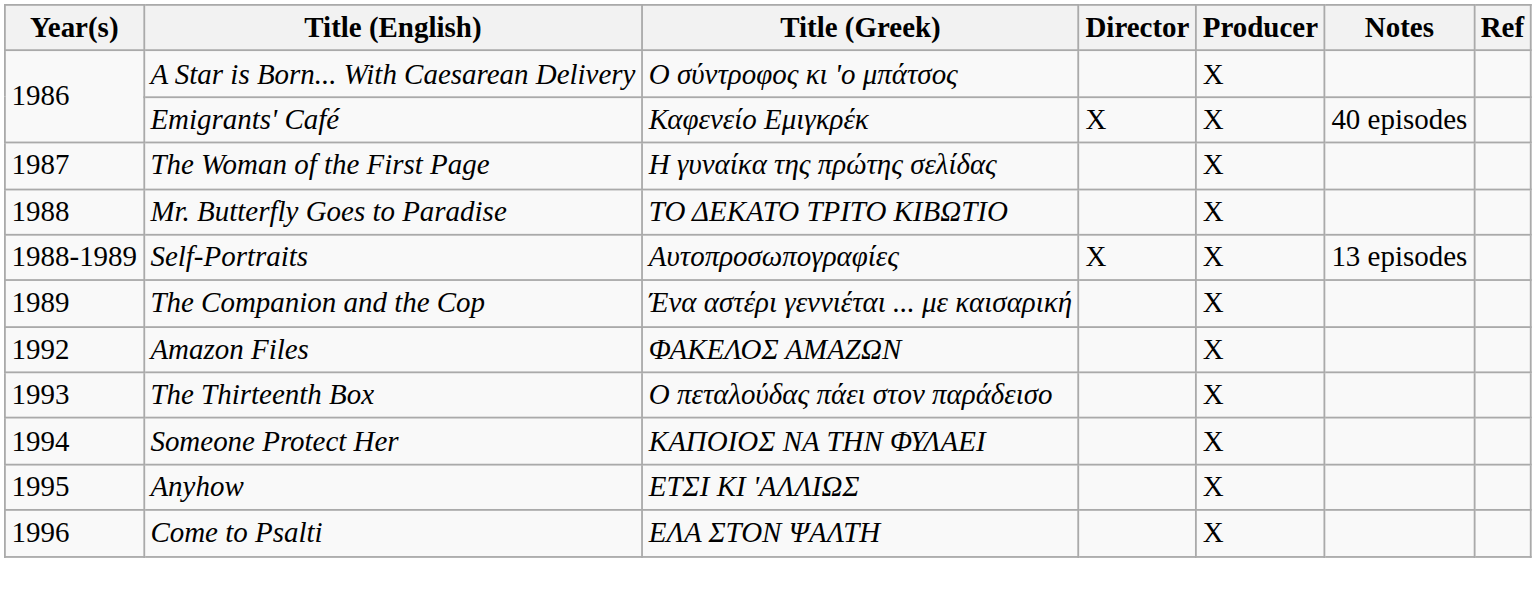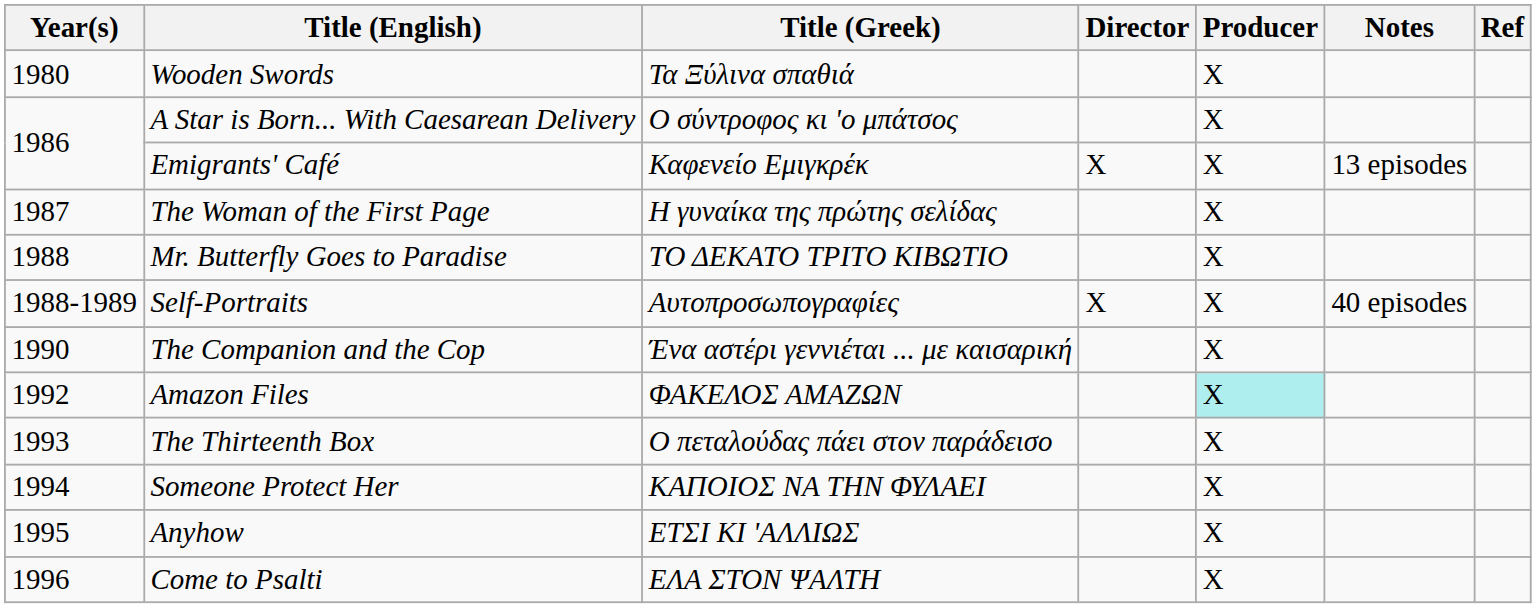+ row: (242, 73)
(1399, 119) 40 episodes -> (1399, 165) 13 episodes
(1399, 257) 13 episodes -> (1399, 303) 40 episodes
(41, 303) 1989 -> (41, 348) 1990
(1213, 348) no background -> (1213, 394) paleturquoise background
